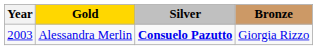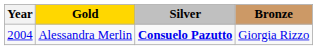(20, 34) 2003 -> (20, 34) 2004
